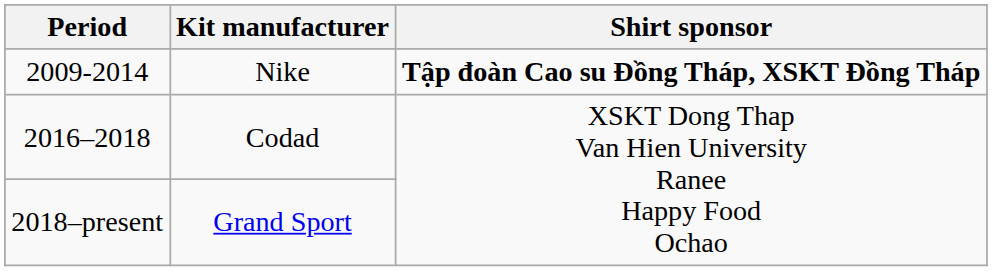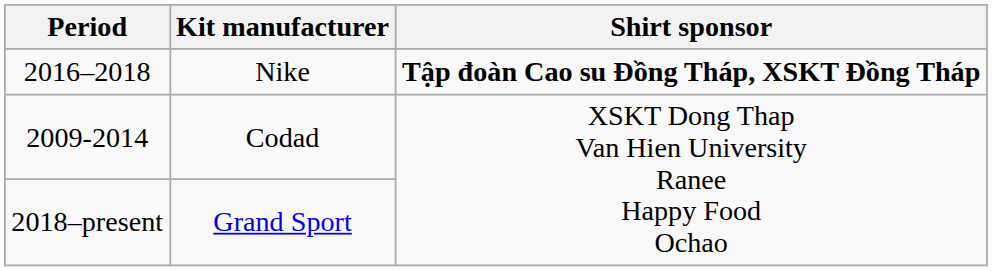(87, 71) 2009-2014 -> (87, 71) 2016–2018
(87, 136) 2016–2018 -> (87, 136) 2009-2014
